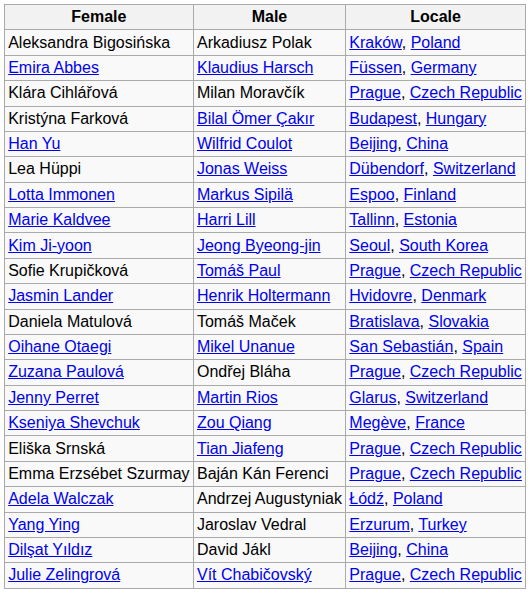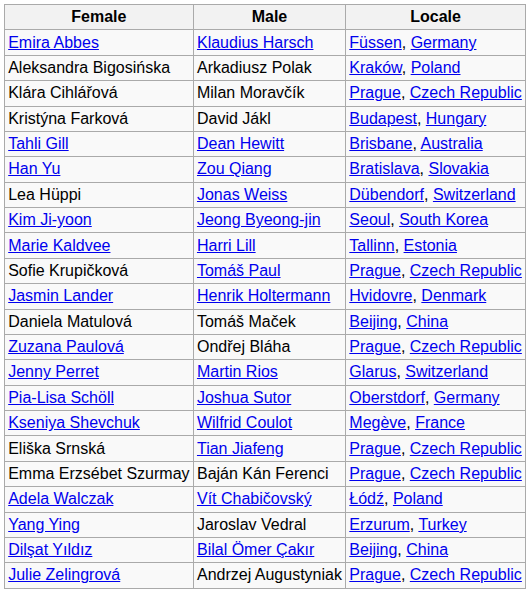rows swapped: (54, 67) <-> (89, 42)
(256, 118) Bilal Ömer Çakır -> (234, 118) David Jákl
+ row: (38, 144)
(245, 144) Wilfrid Coulot -> (234, 169) Zou Qiang
(399, 144) Beijing, China -> (419, 169) Bratislava, Slovakia
- row: (62, 194)
rows swapped: (59, 220) <-> (50, 245)
(419, 321) Bratislava, Slovakia -> (399, 321) Beijing, China
- row: (60, 347)
+ row: (61, 397)
(234, 423) Zou Qiang -> (245, 423) Wilfrid Coulot
(269, 499) Andrzej Augustyniak -> (254, 499) Vít Chabičovský
(234, 550) David Jákl -> (256, 550) Bilal Ömer Çakır
(254, 575) Vít Chabičovský -> (269, 575) Andrzej Augustyniak
